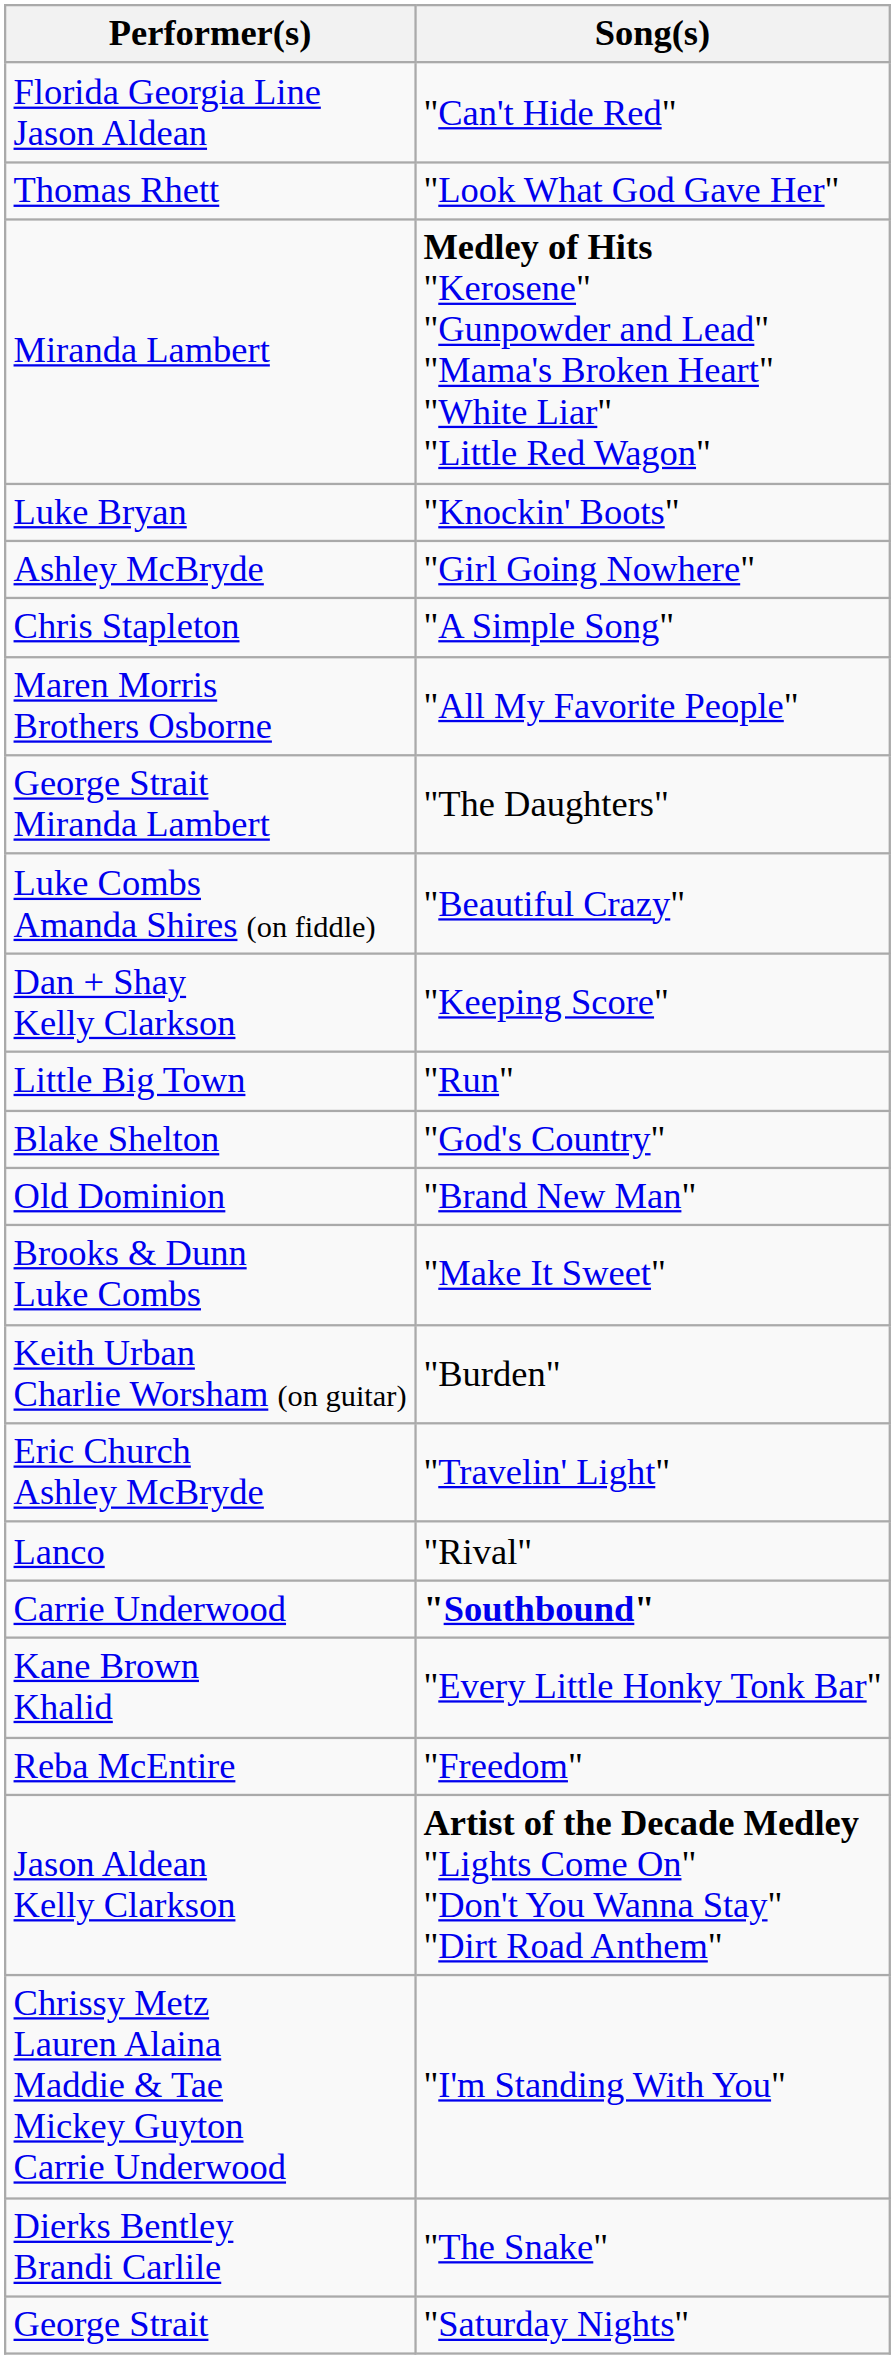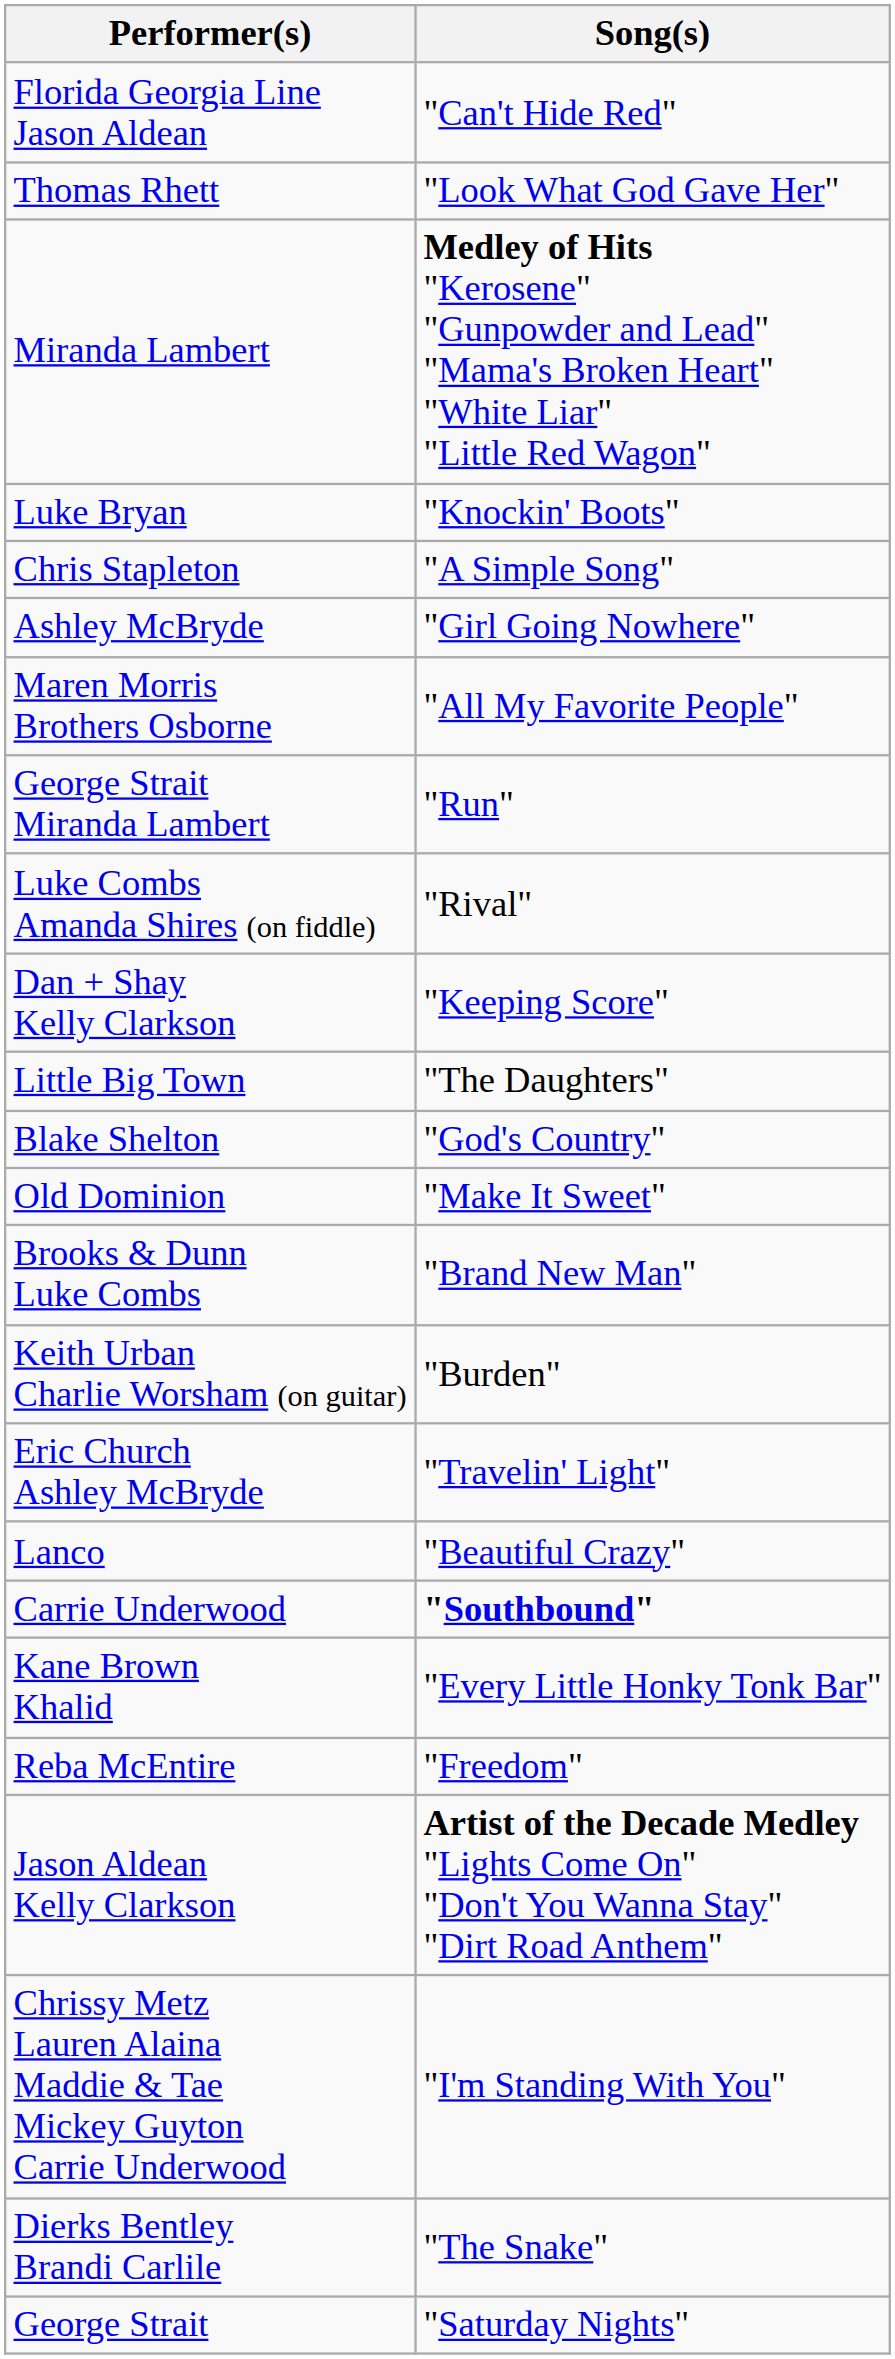rows swapped: (127, 626) <-> (139, 568)
(546, 804) "The Daughters" -> (469, 804) "Run"
(554, 902) "Beautiful Crazy" -> (478, 902) "Rival"
(469, 1080) "Run" -> (546, 1080) "The Daughters"
(560, 1195) "Brand New Man" -> (545, 1195) "Make It Sweet"
(545, 1274) "Make It Sweet" -> (560, 1274) "Brand New Man"
(478, 1550) "Rival" -> (554, 1550) "Beautiful Crazy"
